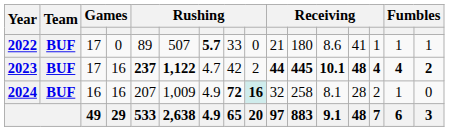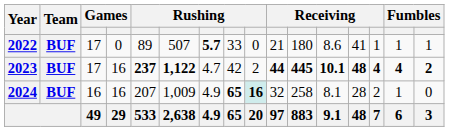(234, 92) 72 -> (234, 92) 65
